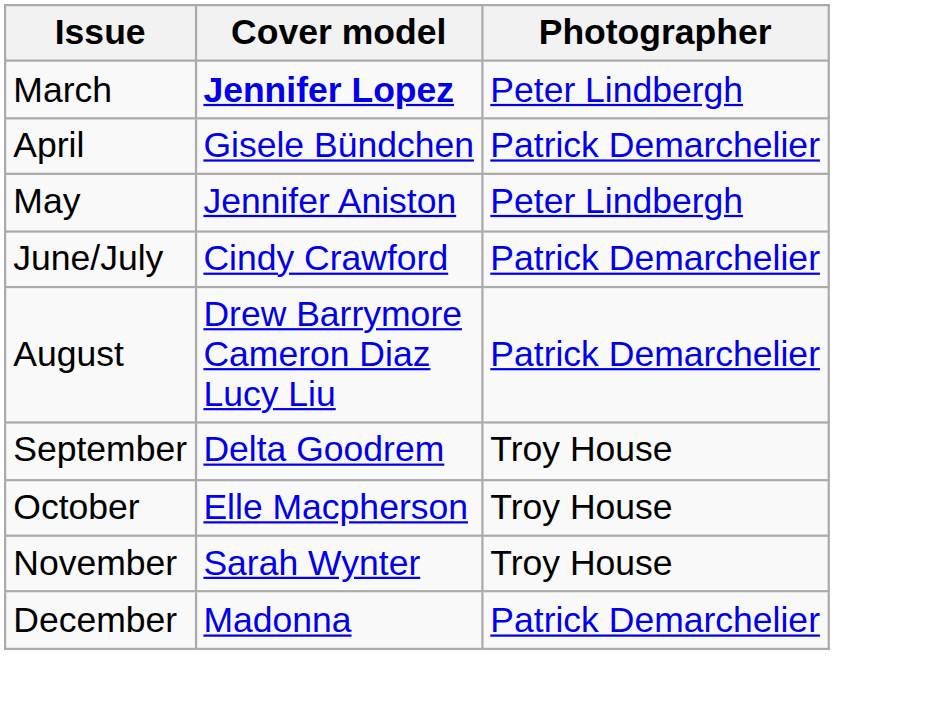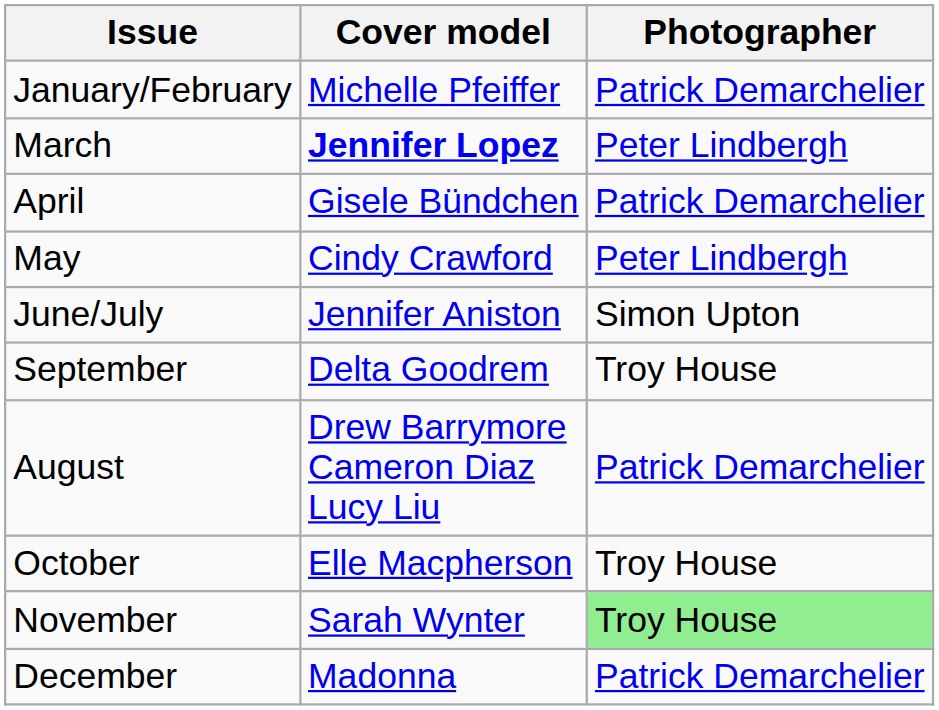+ row: (152, 88)
(330, 201) Jennifer Aniston -> (430, 257) Cindy Crawford
(326, 257) Cindy Crawford -> (434, 314) Jennifer Aniston
(655, 257) Patrick Demarchelier -> (698, 314) Simon Upton
rows swapped: (69, 354) <-> (100, 450)
(581, 563) no background -> (686, 619) lightgreen background
